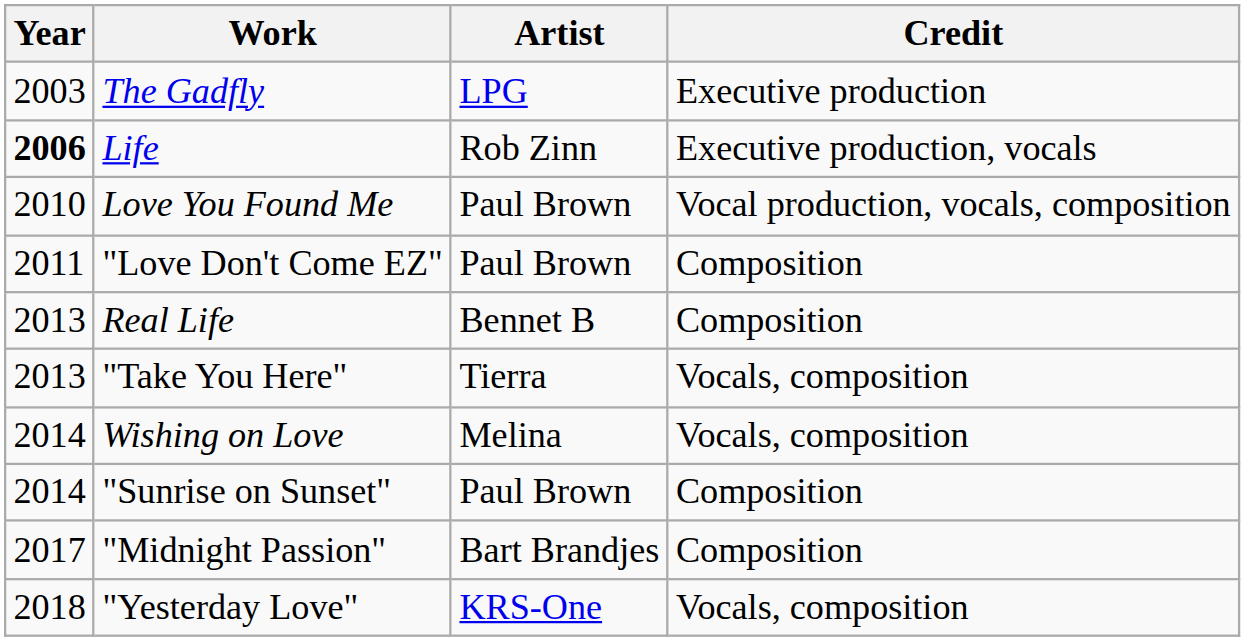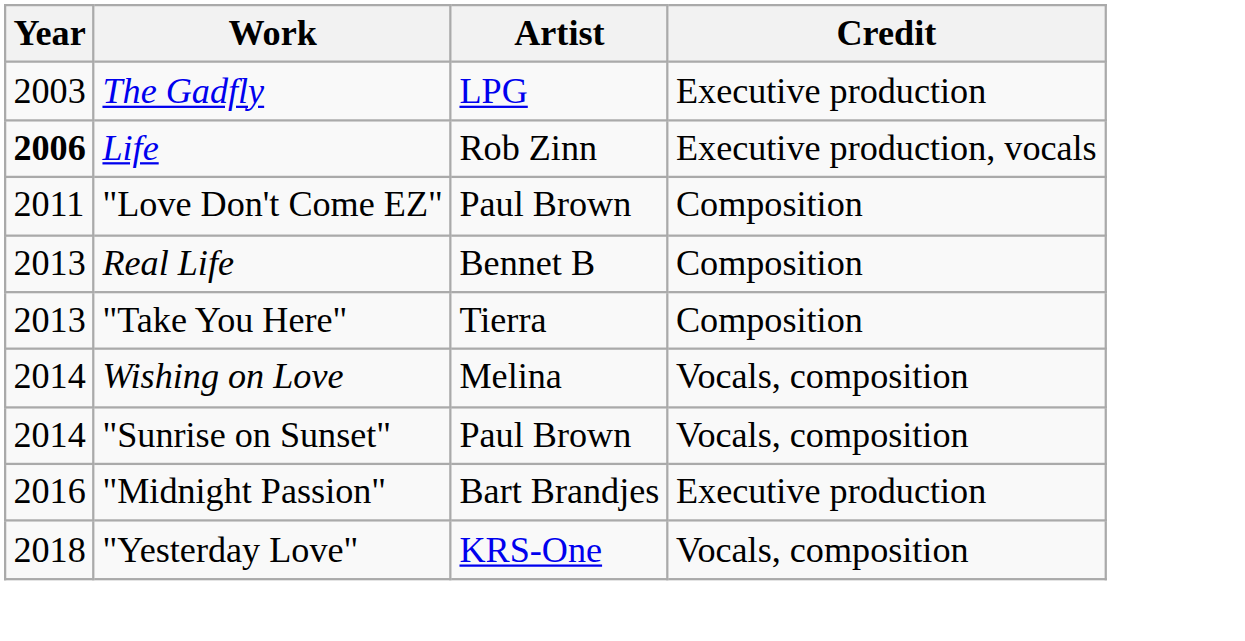- row: (248, 205)
(822, 377) Vocals, composition -> (769, 319) Composition
(769, 491) Composition -> (822, 434) Vocals, composition
(50, 549) 2017 -> (50, 491) 2016
(769, 549) Composition -> (831, 491) Executive production
